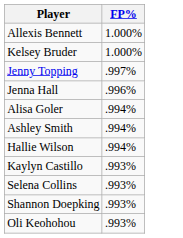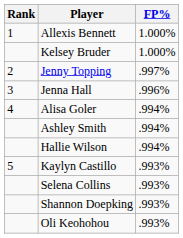+ column: (21, 14)
